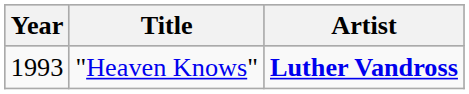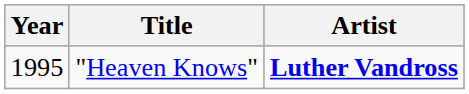(37, 66) 1993 -> (37, 66) 1995
